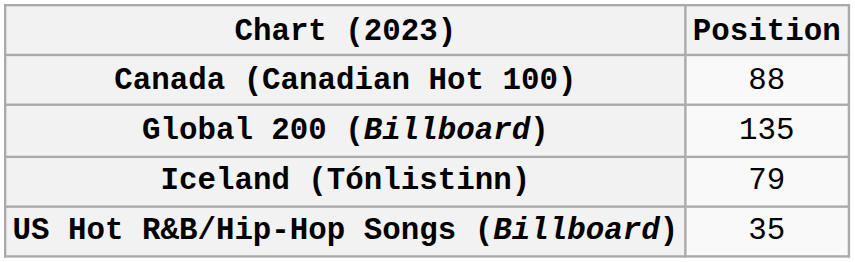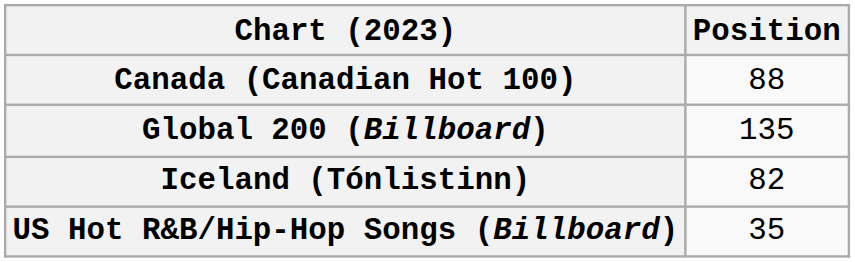(767, 181) 79 -> (767, 181) 82
